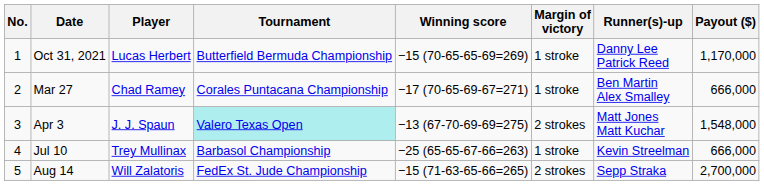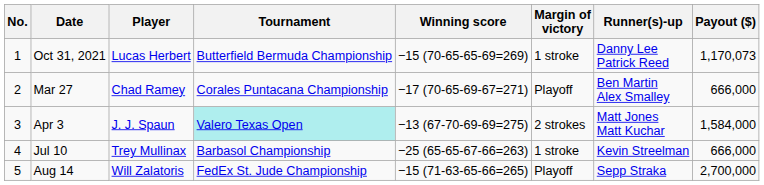(728, 56) 1,170,000 -> (728, 56) 1,170,073
(557, 90) 1 stroke -> (553, 90) Playoff
(728, 124) 1,548,000 -> (728, 124) 1,584,000
(560, 171) 2 strokes -> (553, 171) Playoff
